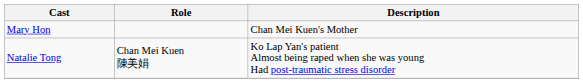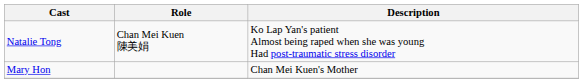rows swapped: (29, 29) <-> (34, 58)
